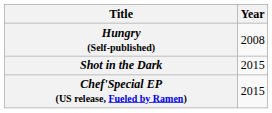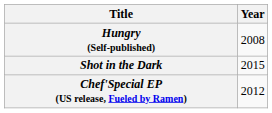(253, 91) 2015 -> (253, 91) 2012
